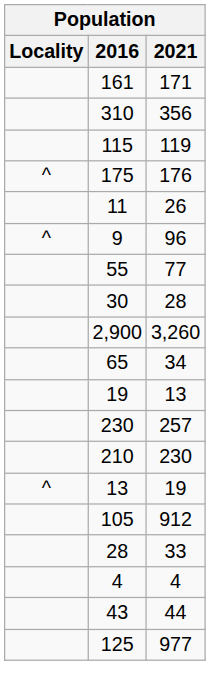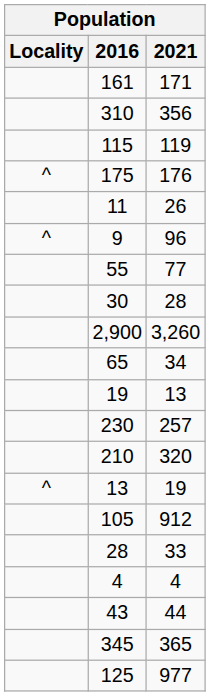(176, 457) 230 -> (176, 457) 320
+ row: (117, 644)
